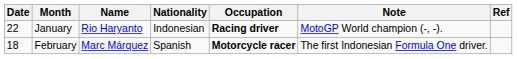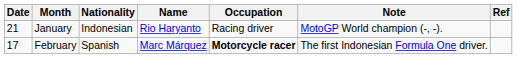columns swapped: (115, 12) <-> (180, 12)
(13, 29) 22 -> (13, 29) 21
(245, 29) bold -> (243, 29) normal
(13, 45) 18 -> (13, 45) 17
